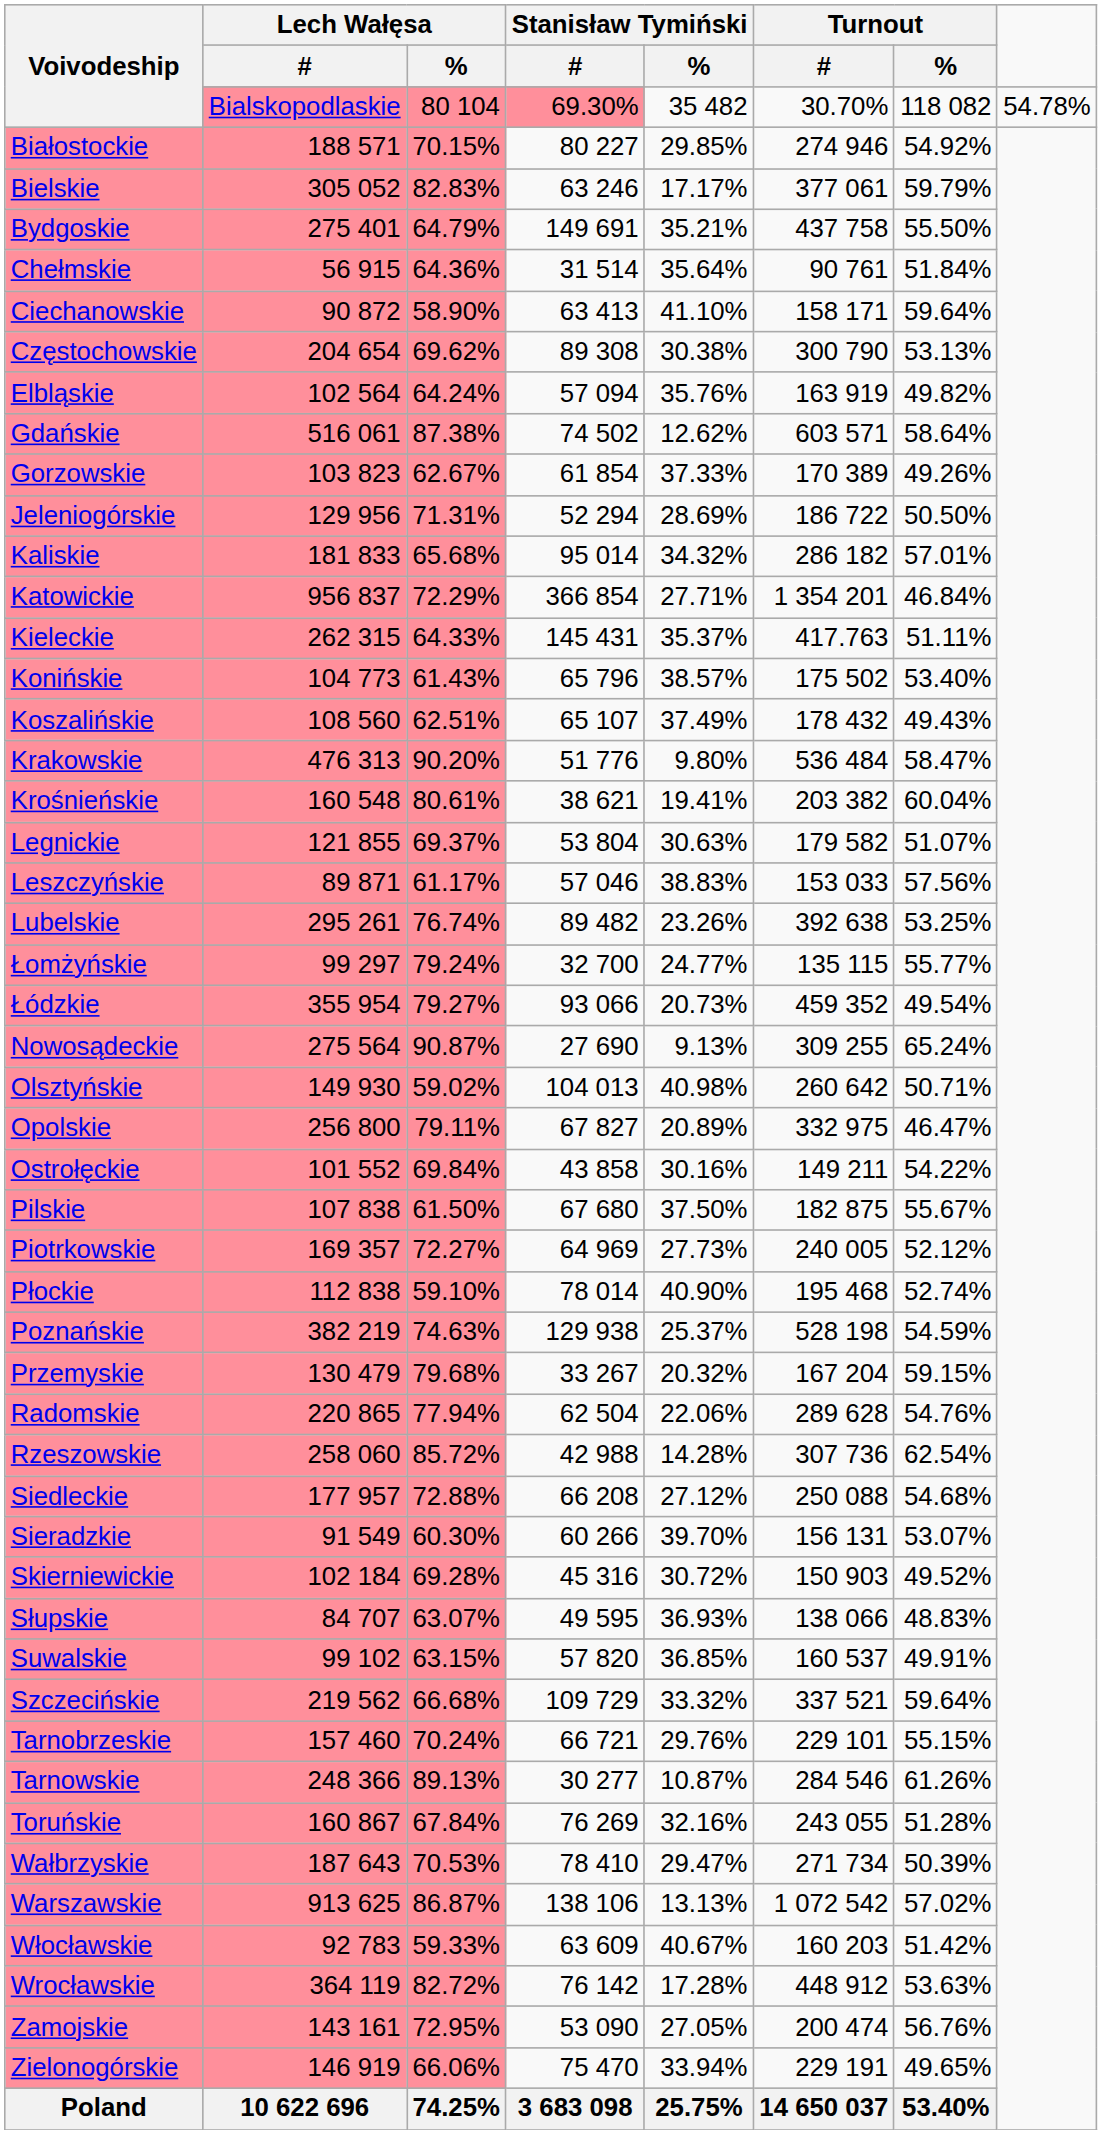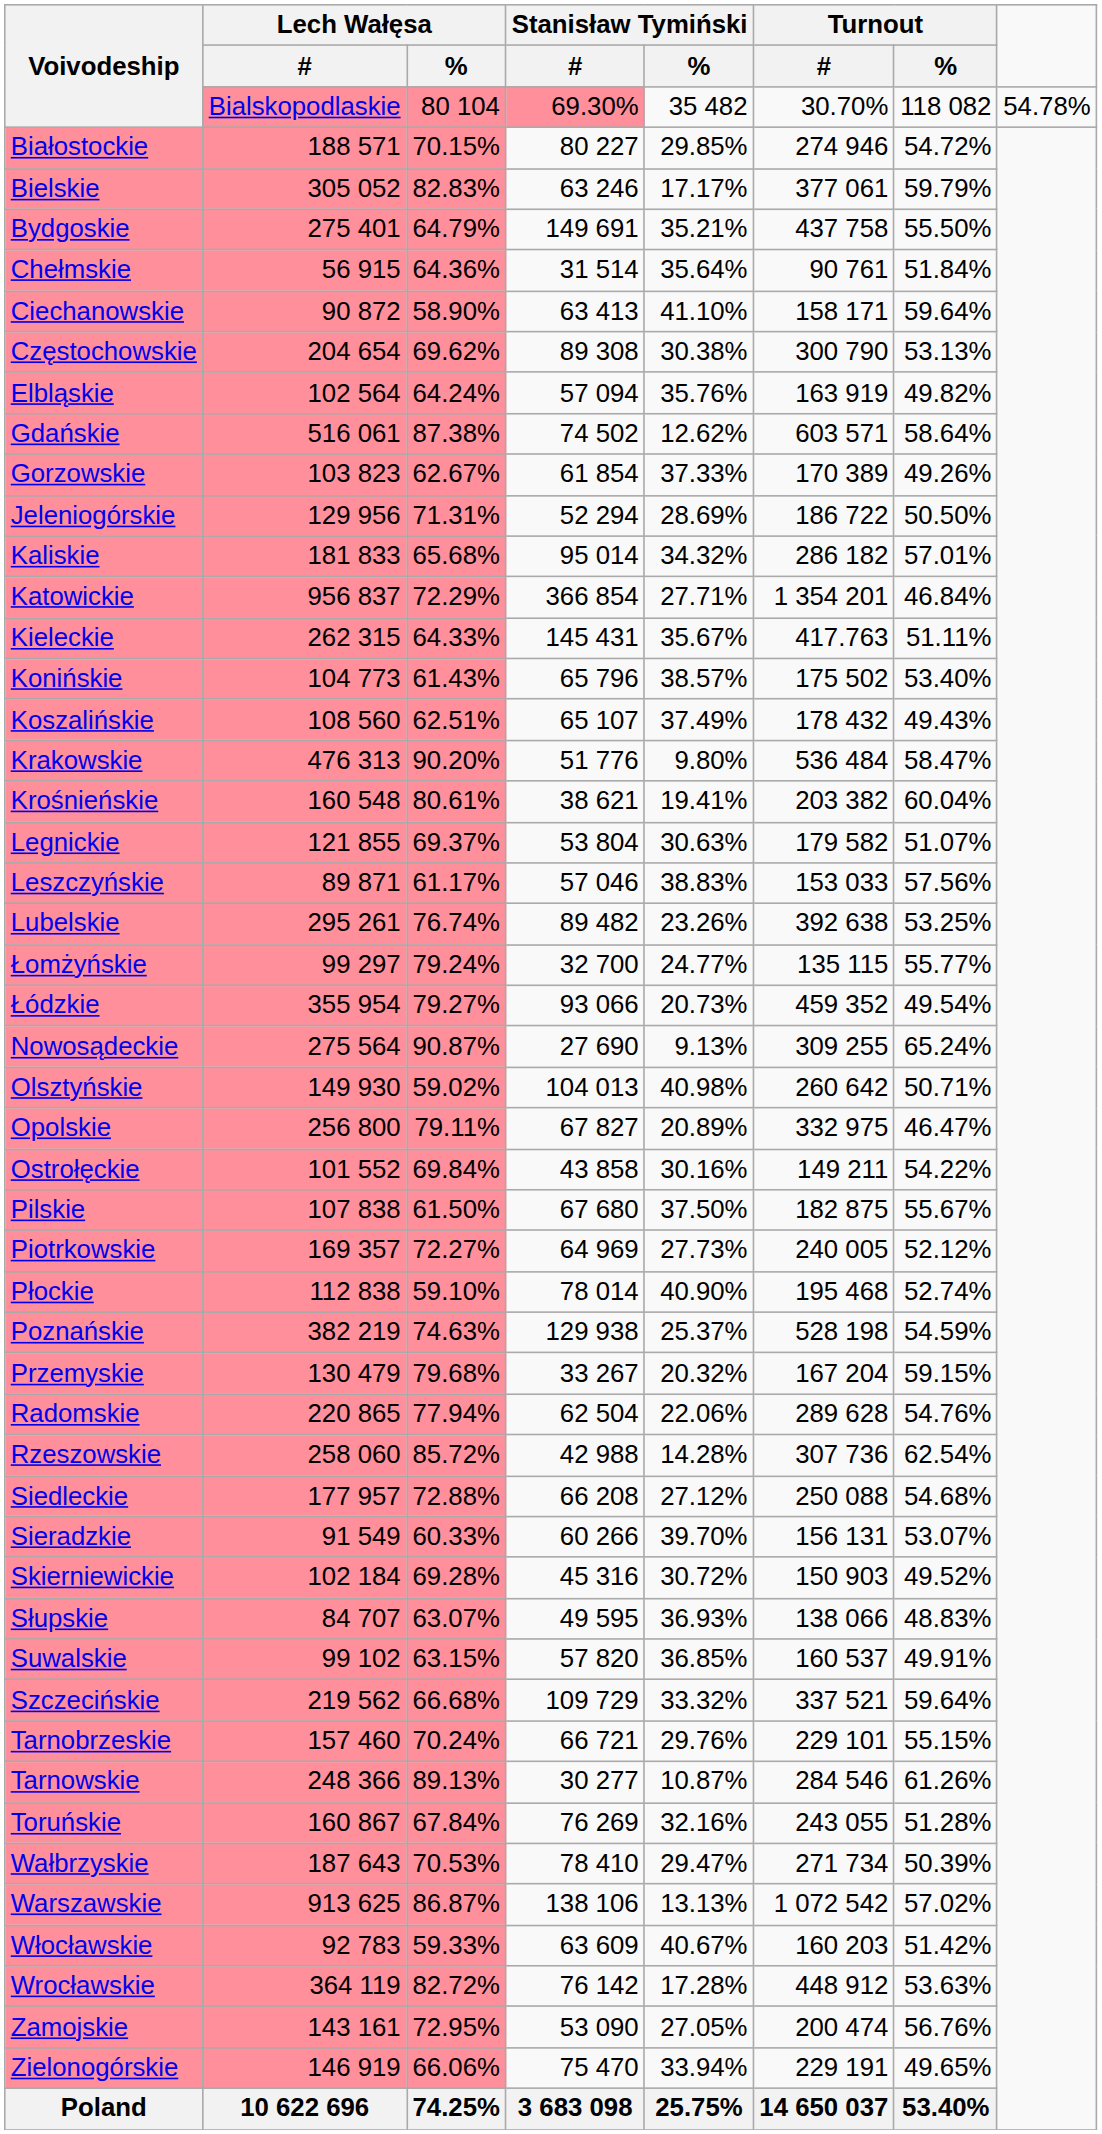(948, 147) 54.92% -> (948, 147) 54.72%
(704, 637) 35.37% -> (704, 637) 35.67%
(456, 1536) 60.30% -> (456, 1536) 60.33%
